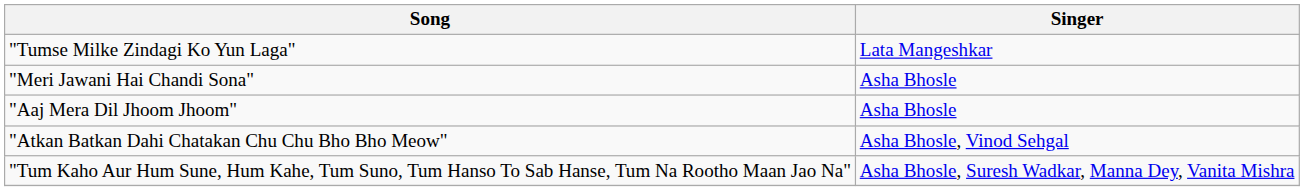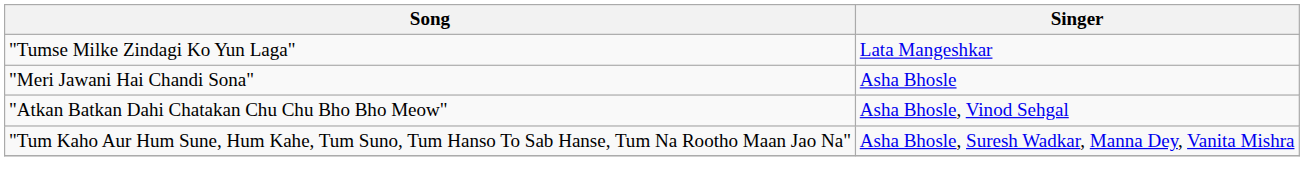- row: (123, 110)
